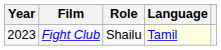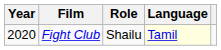(22, 34) 2023 -> (22, 34) 2020
